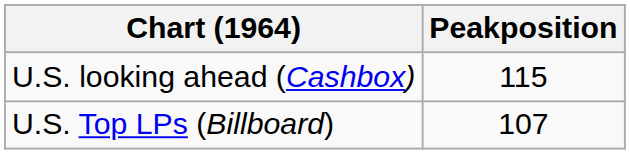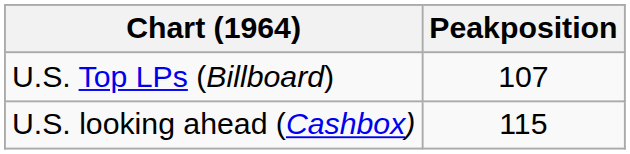rows swapped: (173, 124) <-> (214, 76)
